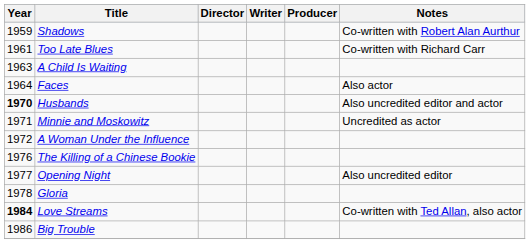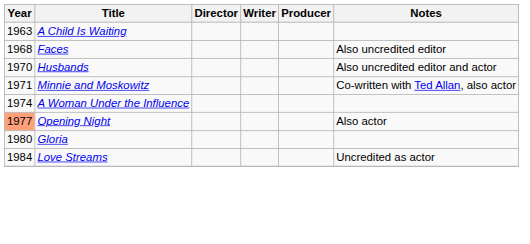- row: (61, 31)
- row: (75, 49)
(20, 85) 1964 -> (20, 49) 1968
(368, 85) Also actor -> (391, 49) Also uncredited editor
(20, 103) bold -> (20, 67) normal
(392, 121) Uncredited as actor -> (426, 85) Co-written with Ted Allan, also actor
(20, 139) 1972 -> (20, 103) 1974
- row: (116, 157)
(20, 175) no background -> (20, 121) lightsalmon background
(397, 175) Also uncredited editor -> (362, 121) Also actor
(20, 193) 1978 -> (20, 139) 1980
(20, 211) bold -> (20, 157) normal
(432, 211) Co-written with Ted Allan, also actor -> (385, 157) Uncredited as actor
- row: (66, 229)
